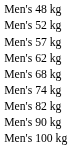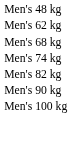- row: (33, 25)
- row: (33, 42)
